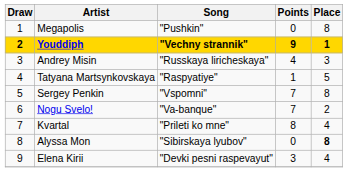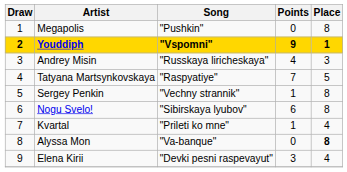(204, 45) "Vechny strannik" -> (186, 45) "Vspomni"
(293, 77) 1 -> (293, 77) 7
(183, 93) "Vspomni" -> (199, 93) "Vechny strannik"
(293, 93) 7 -> (293, 93) 1
(188, 110) "Va-banque" -> (203, 110) "Sibirskaya lyubov"
(293, 110) 7 -> (293, 110) 6
(327, 110) 2 -> (327, 110) 8
(293, 126) 8 -> (293, 126) 1
(203, 142) "Sibirskaya lyubov" -> (188, 142) "Va-banque"
